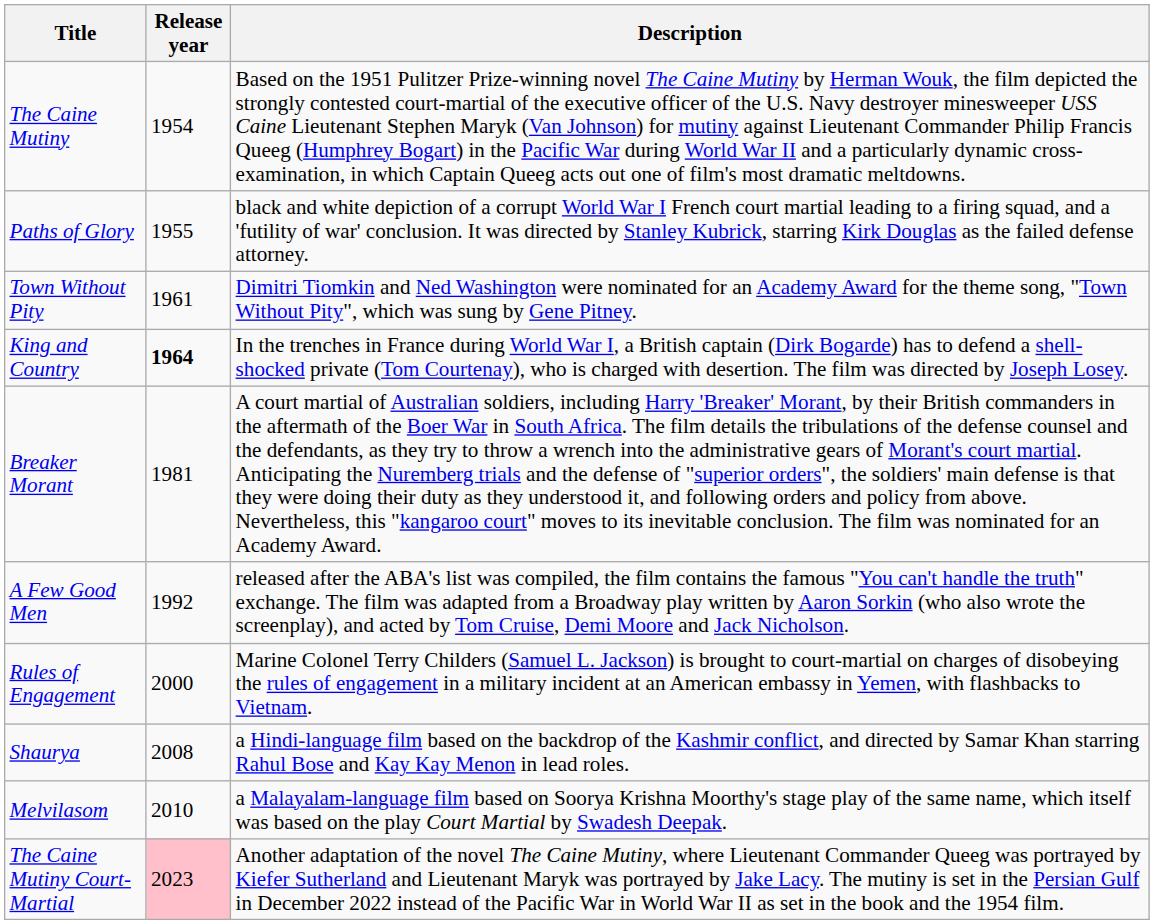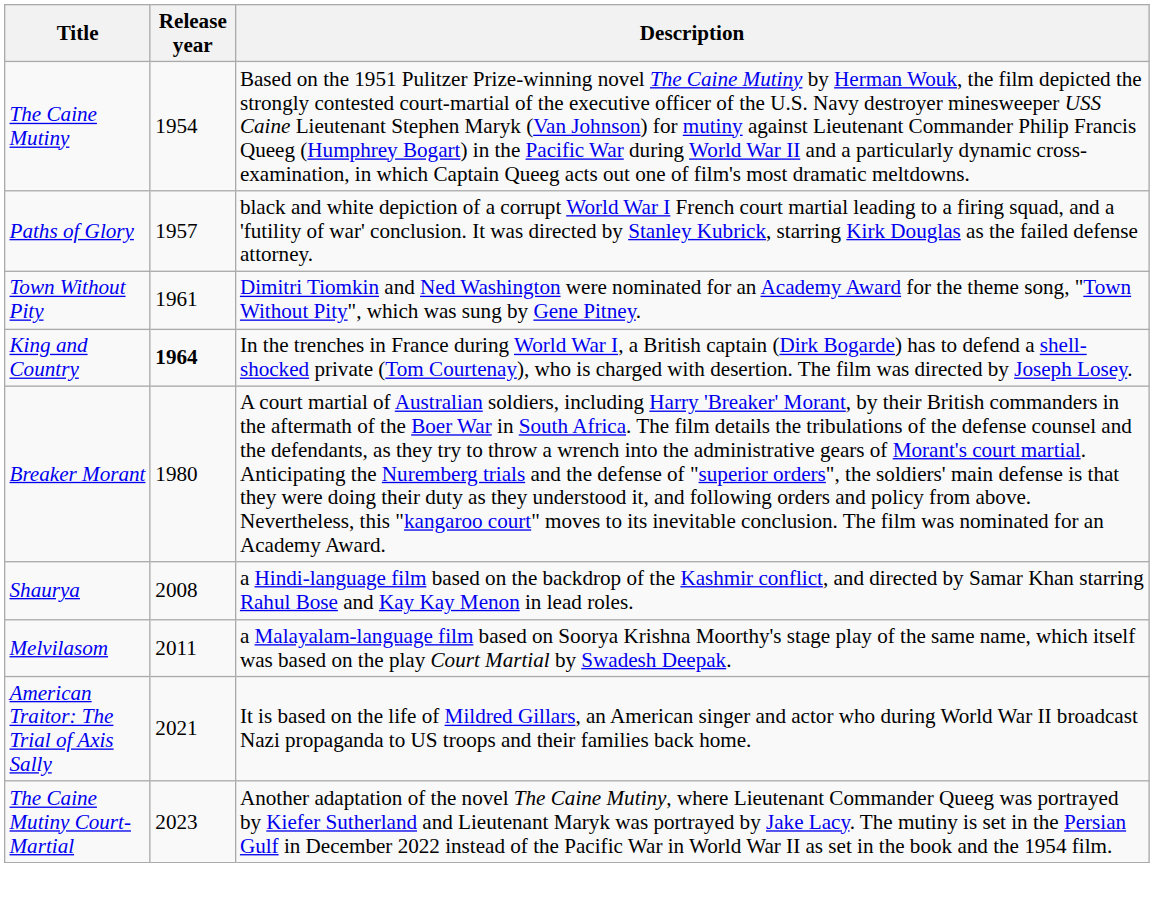(172, 230) 1955 -> (176, 230) 1957
(172, 473) 1981 -> (176, 473) 1980
- row: (63, 602)
- row: (62, 683)
(172, 809) 2010 -> (176, 647) 2011
+ row: (62, 728)
(172, 878) pink background -> (176, 821) no background
